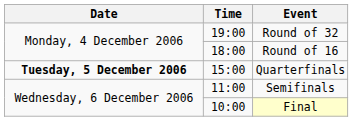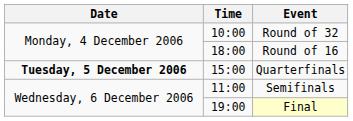(228, 32) 19:00 -> (228, 32) 10:00
(228, 107) 10:00 -> (228, 107) 19:00
